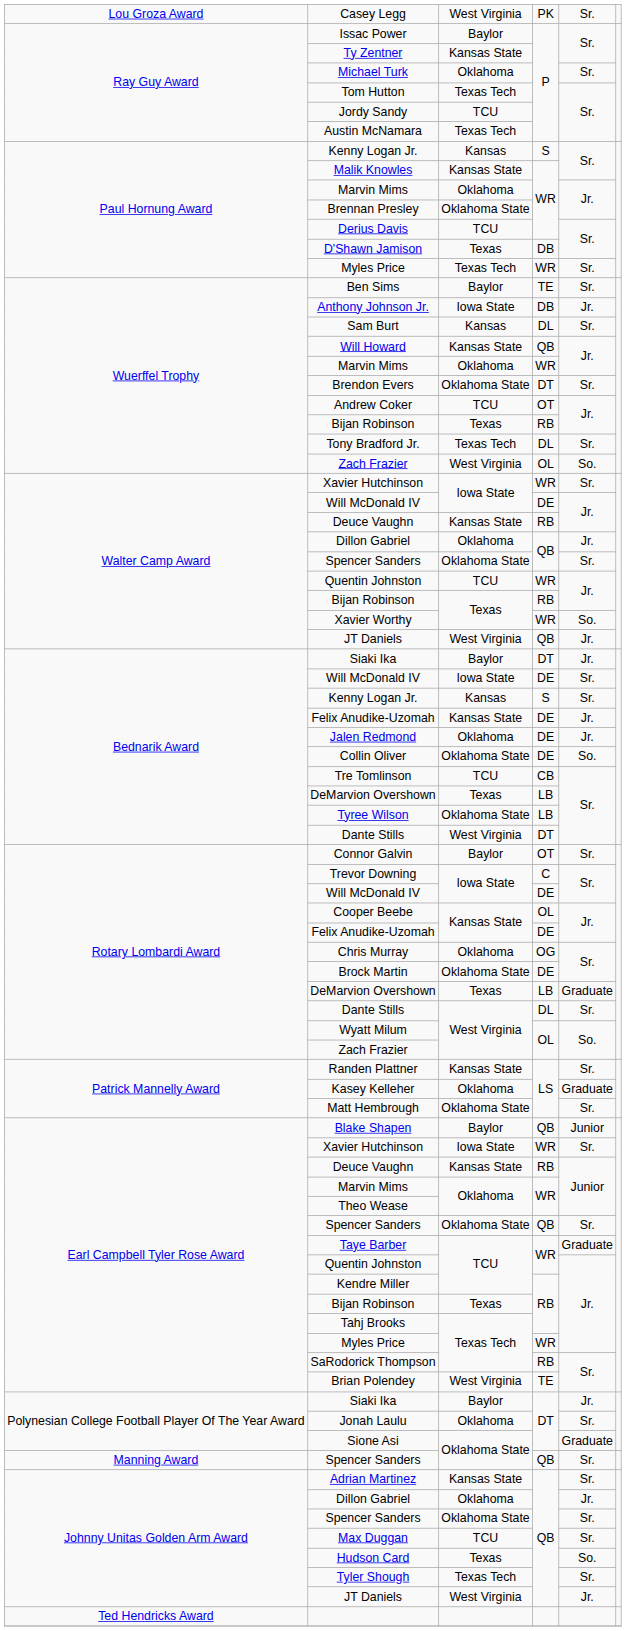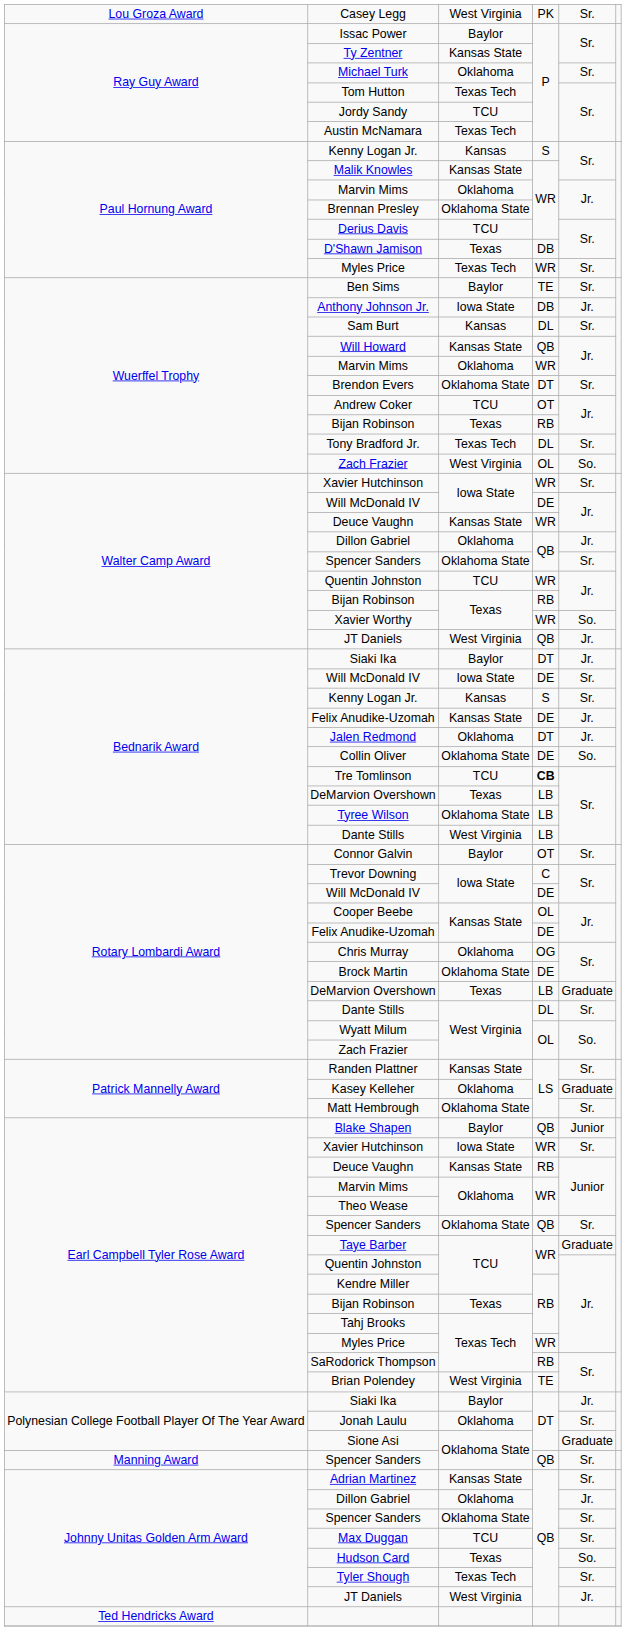(546, 522) RB -> (546, 522) WR
(546, 737) DE -> (546, 737) DT
(546, 776) normal -> (546, 776) bold
(546, 834) DT -> (546, 834) LB
